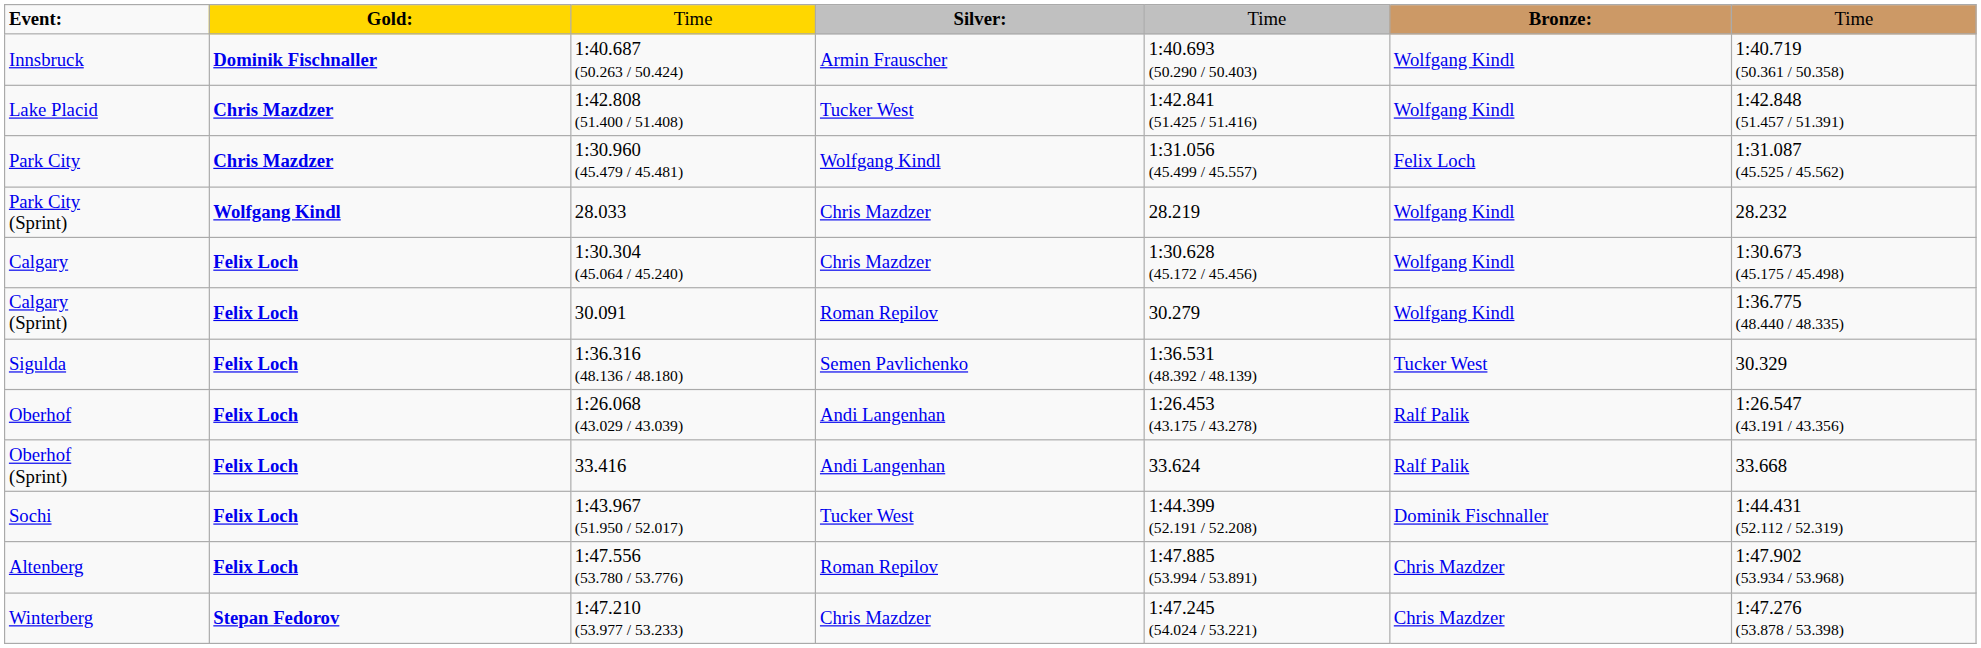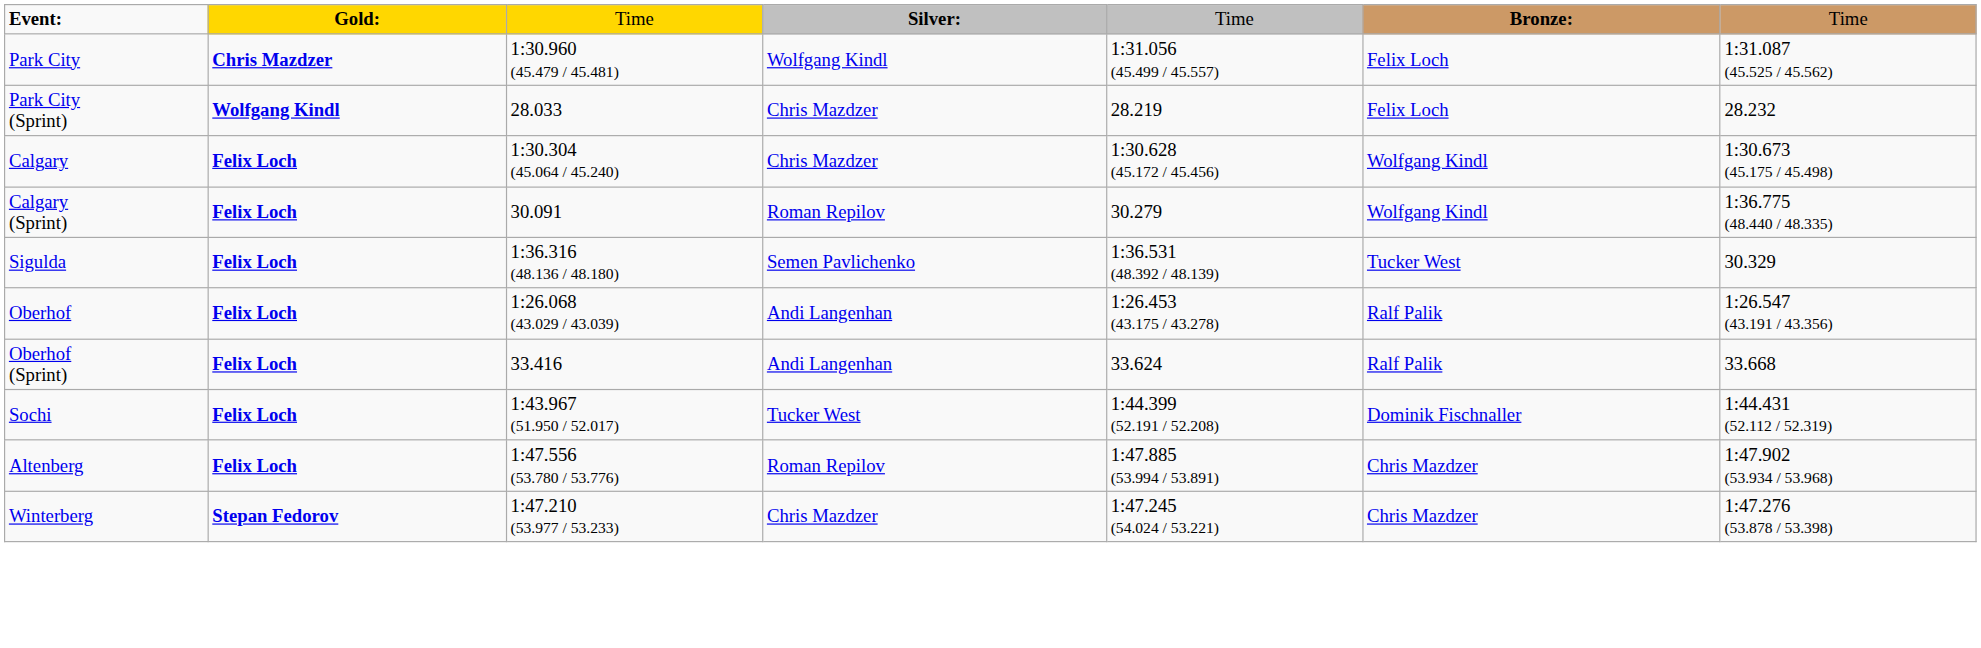- row: (46, 59)
- row: (53, 110)
(1454, 211) Wolfgang Kindl -> (1408, 110) Felix Loch
